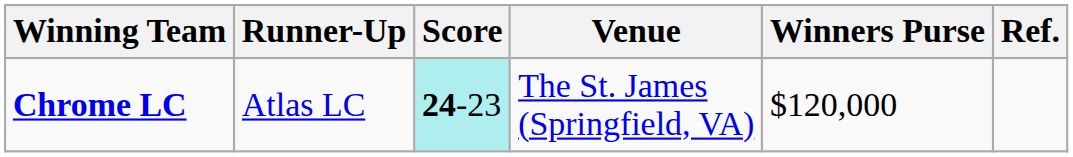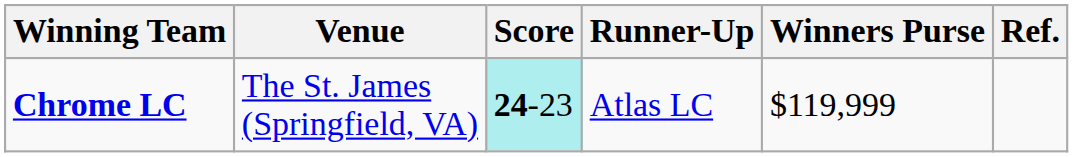columns swapped: (324, 31) <-> (636, 31)
(834, 104) $120,000 -> (833, 104) $119,999
